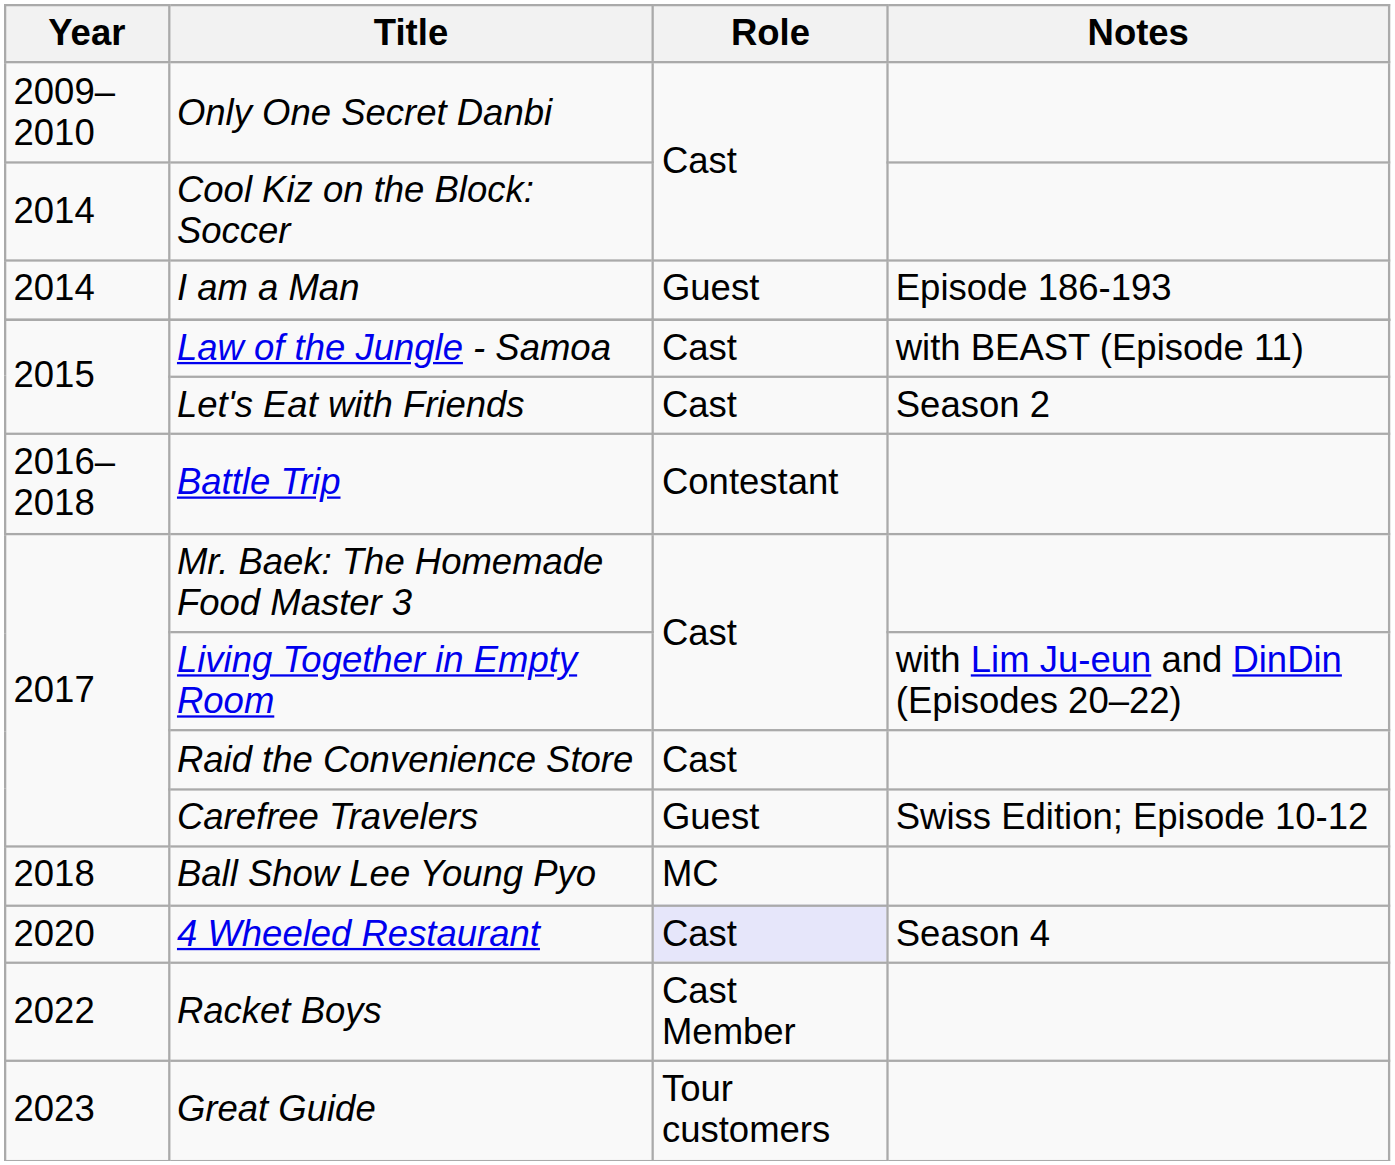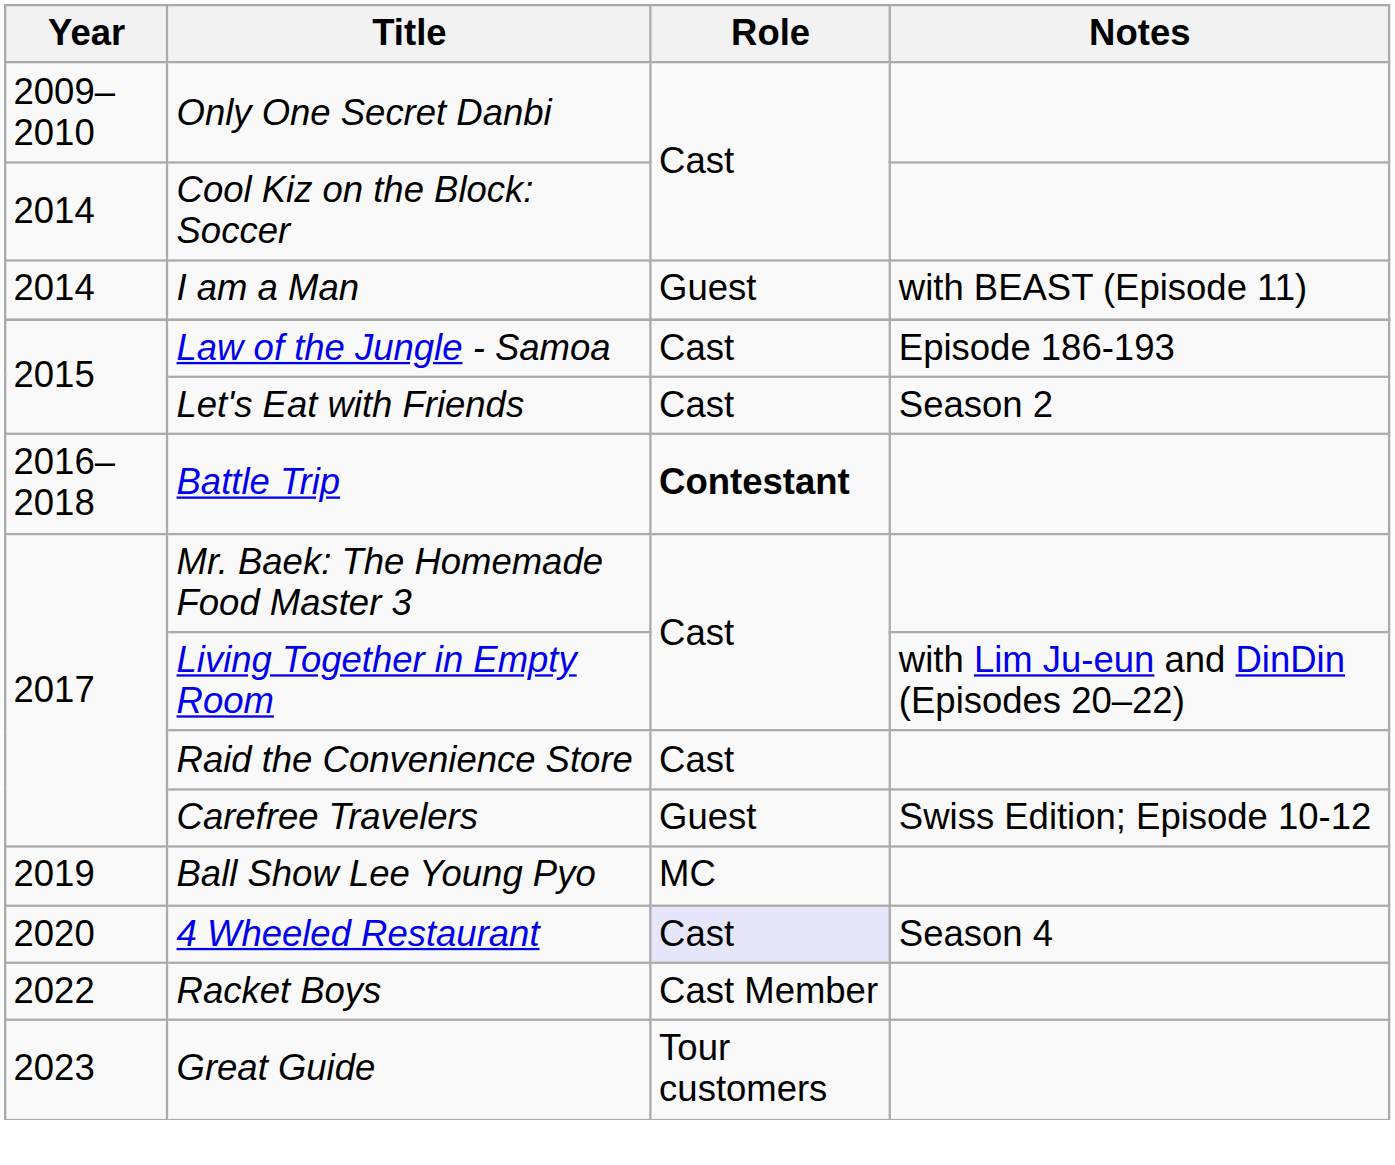(1034, 289) Episode 186-193 -> (1103, 289) with BEAST (Episode 11)
(1100, 346) with BEAST (Episode 11) -> (1037, 346) Episode 186-193
(750, 483) normal -> (754, 483) bold
(54, 875) 2018 -> (54, 875) 2019
